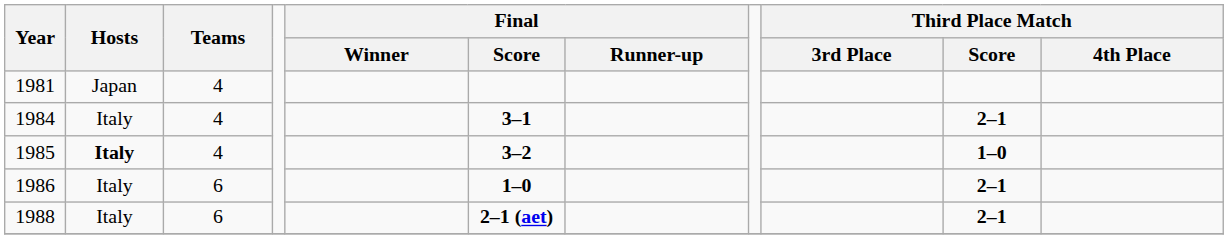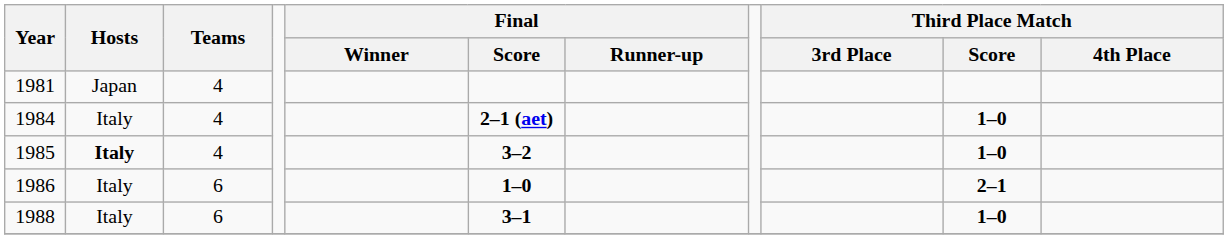(517, 119) 3–1 -> (517, 119) 2–1 (aet)
(992, 119) 2–1 -> (992, 119) 1–0
(517, 217) 2–1 (aet) -> (517, 217) 3–1
(992, 217) 2–1 -> (992, 217) 1–0
